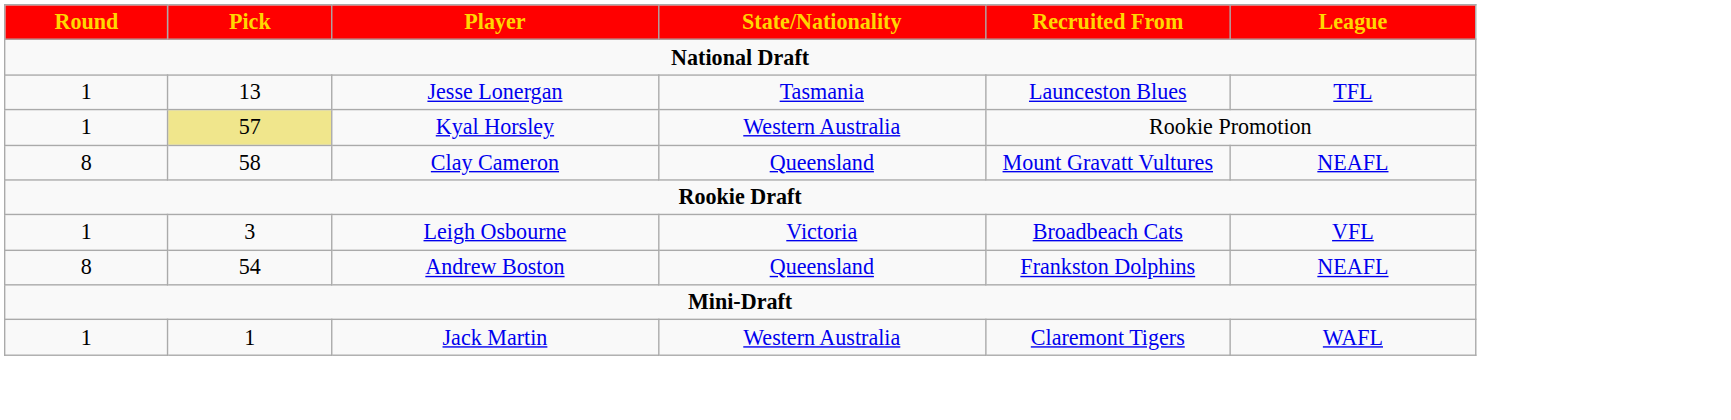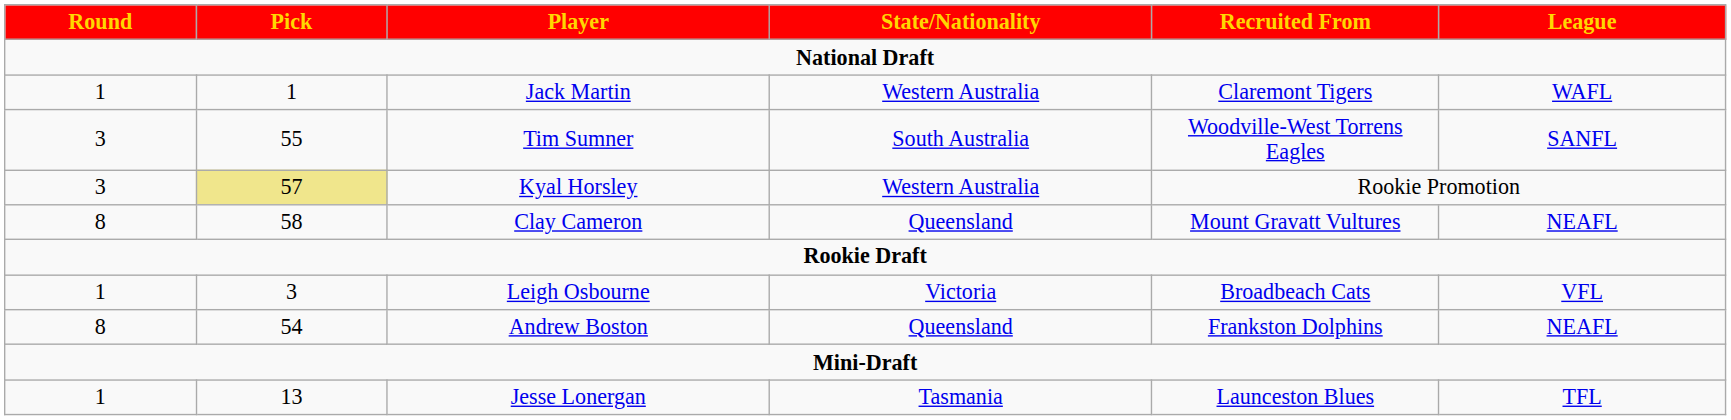rows swapped: (495, 92) <-> (495, 337)
+ row: (578, 139)
(86, 127) 1 -> (100, 186) 3
